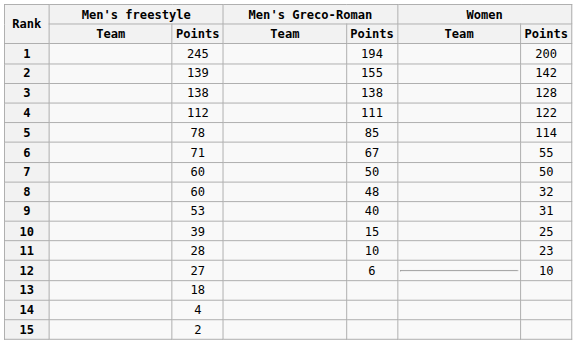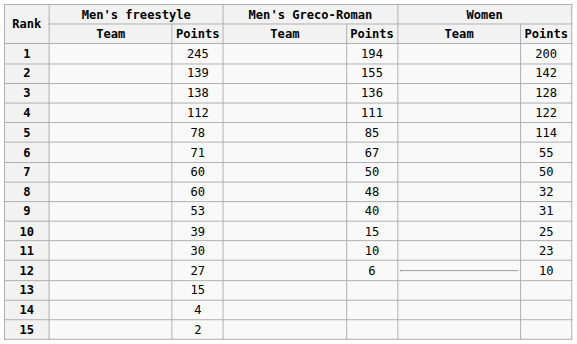(372, 93) 138 -> (372, 93) 136
(198, 251) 28 -> (198, 251) 30
(198, 290) 18 -> (198, 290) 15
